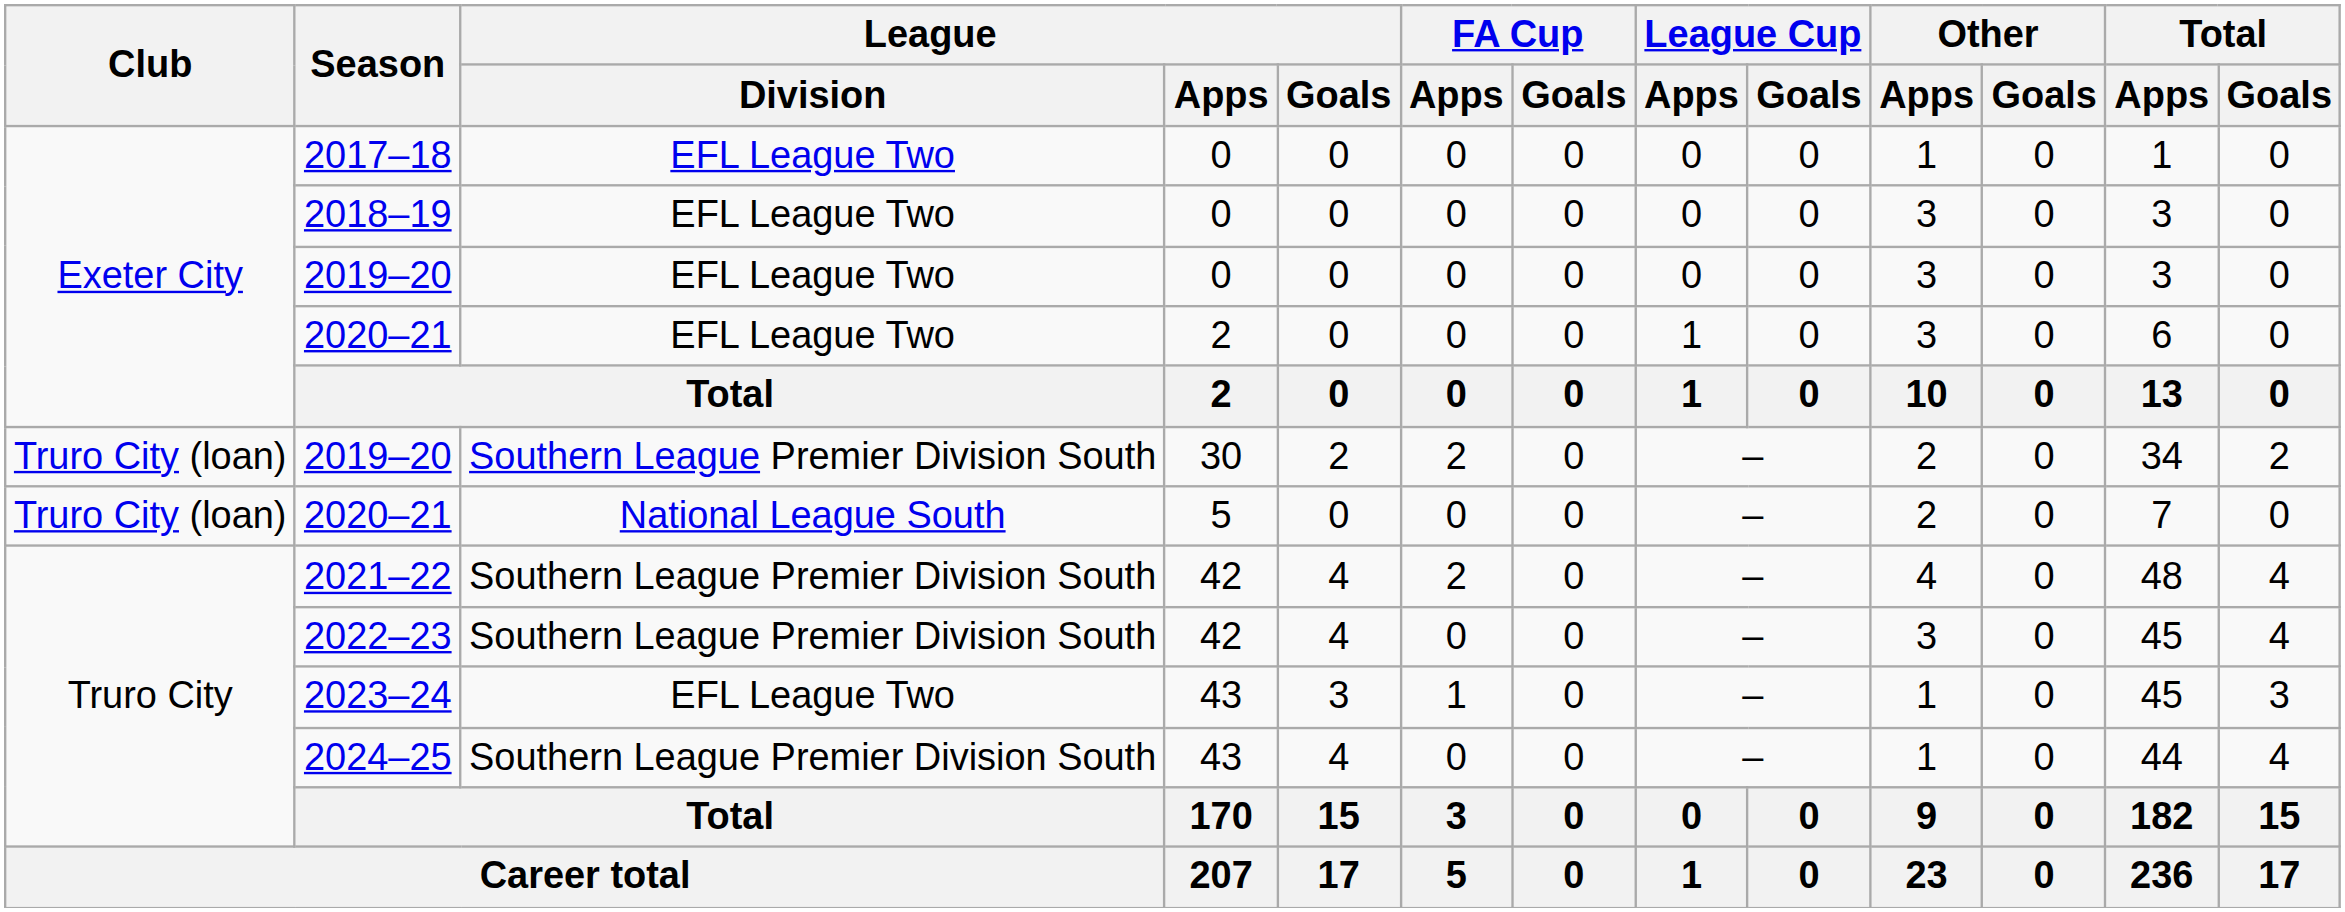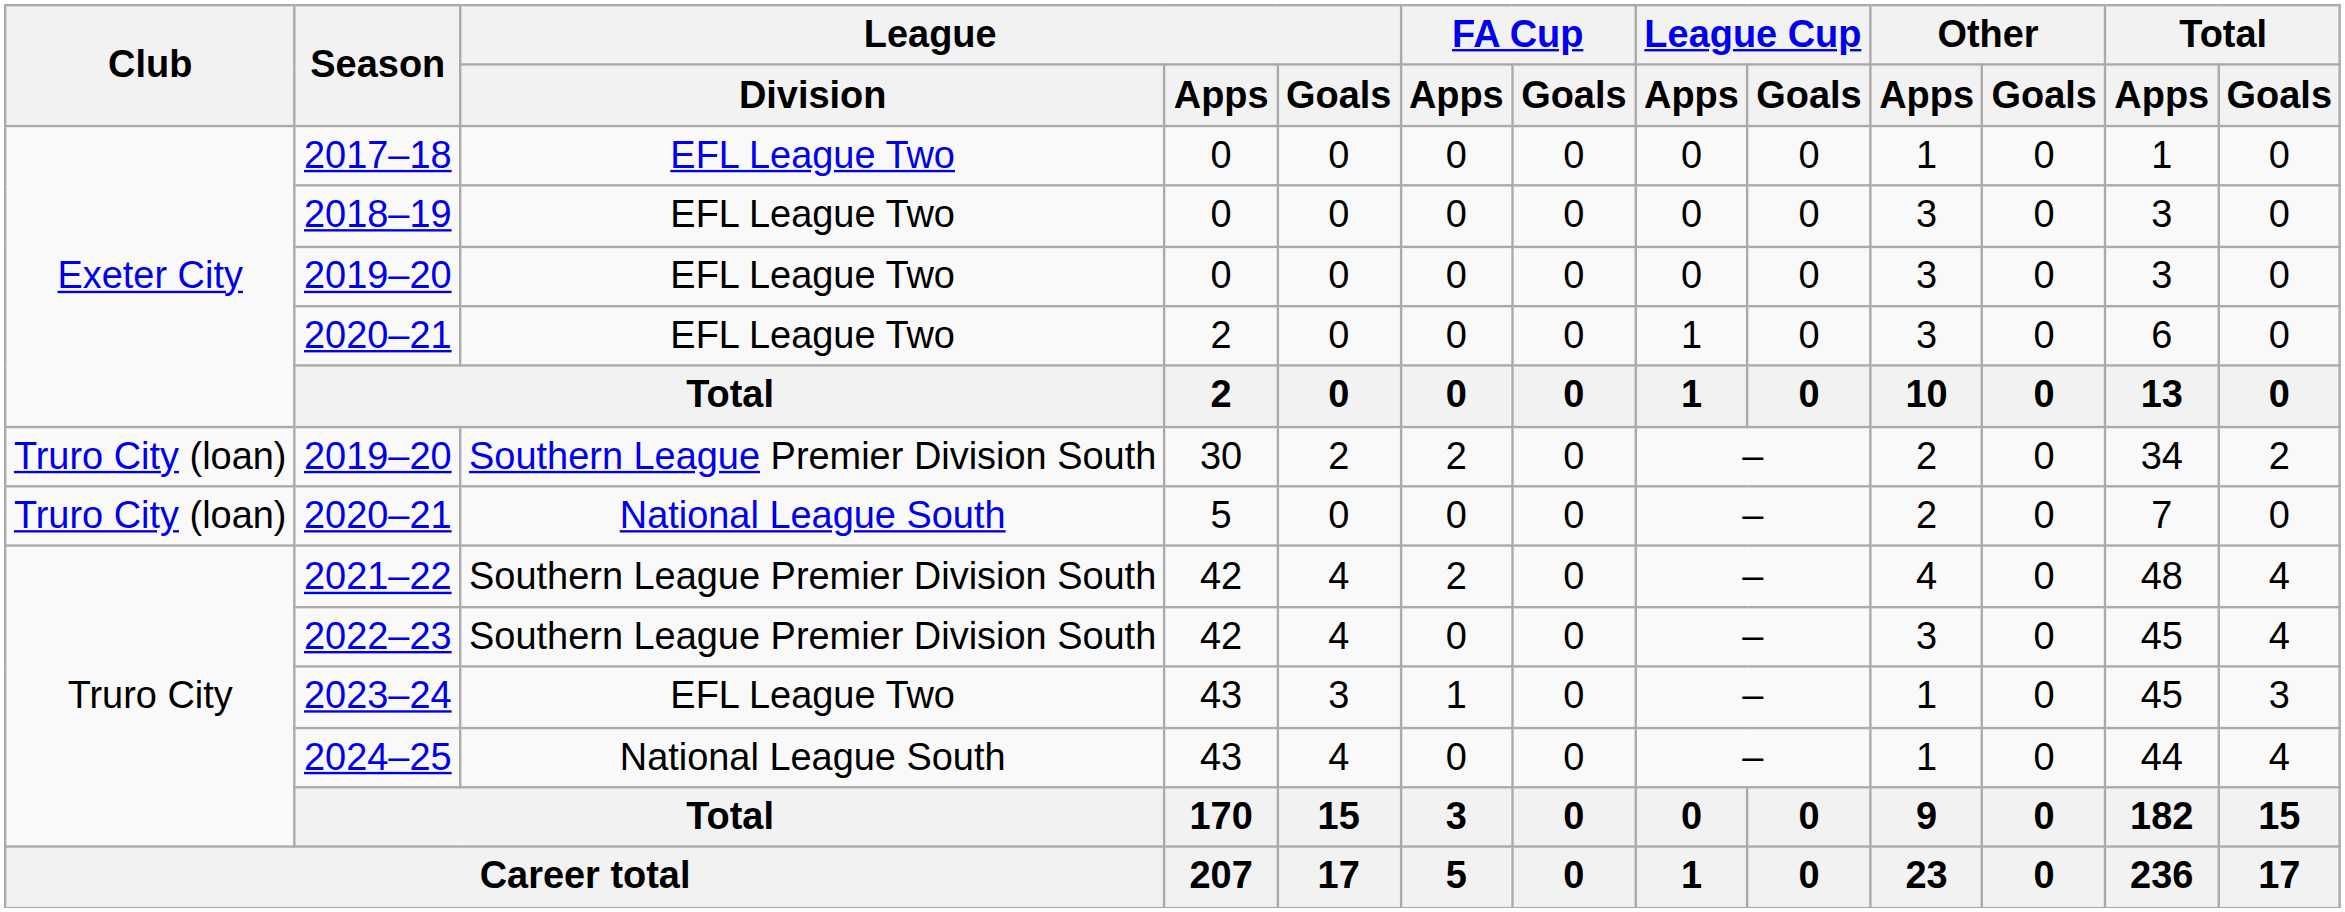(813, 756) Southern League Premier Division South -> (813, 756) National League South
